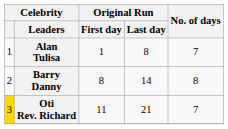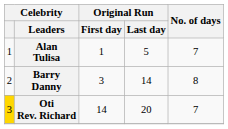(146, 52) 8 -> (146, 52) 5
(101, 80) 8 -> (101, 80) 3
(101, 109) 11 -> (101, 109) 14
(146, 109) 21 -> (146, 109) 20
